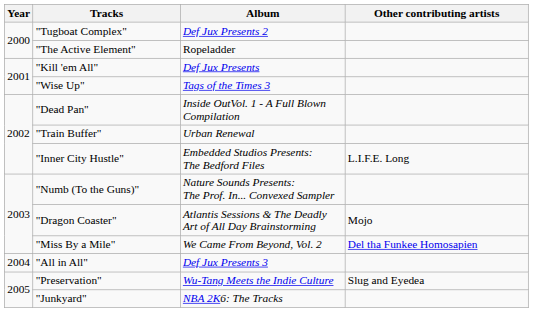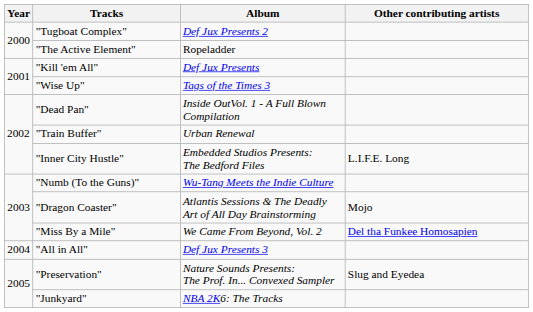(259, 189) Nature Sounds Presents: The Prof. In... Convexed Sampler -> (258, 183) Wu-Tang Meets the Indie Culture
(258, 280) Wu-Tang Meets the Indie Culture -> (259, 274) Nature Sounds Presents: The Prof. In... Convexed Sampler
